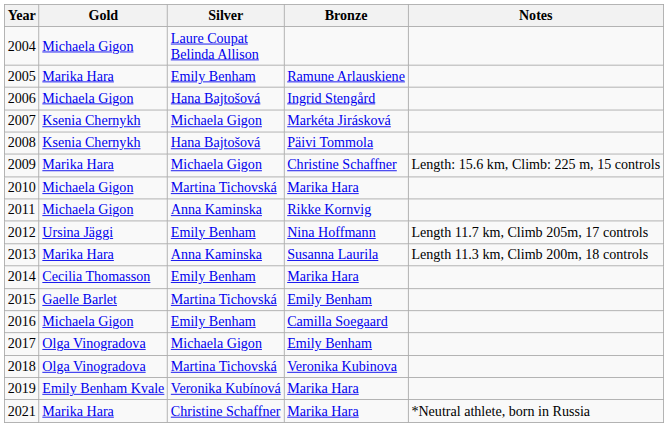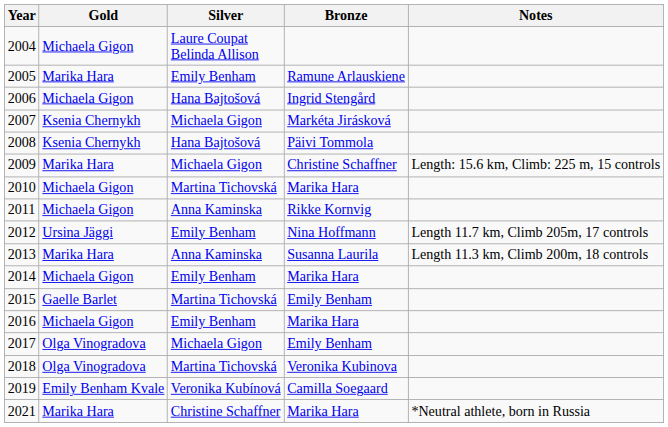(96, 277) Cecilia Thomasson -> (88, 277) Michaela Gigon
(337, 321) Camilla Soegaard -> (323, 321) Marika Hara
(323, 388) Marika Hara -> (337, 388) Camilla Soegaard
